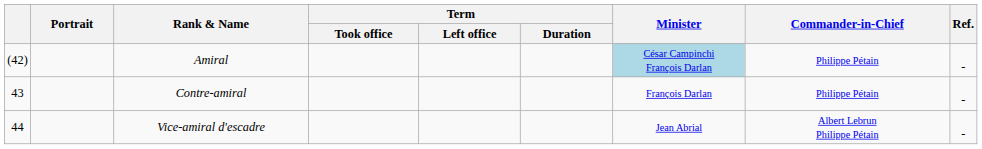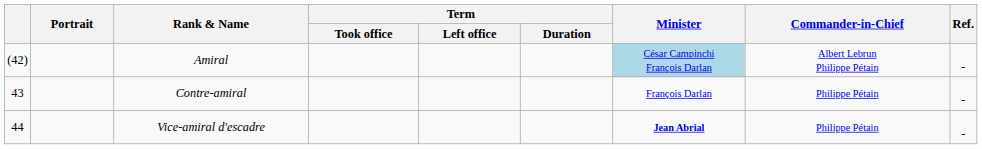(847, 61) Philippe Pétain -> (847, 61) Albert Lebrun Philippe Pétain
(679, 127) normal -> (679, 127) bold
(847, 127) Albert Lebrun Philippe Pétain -> (847, 127) Philippe Pétain
